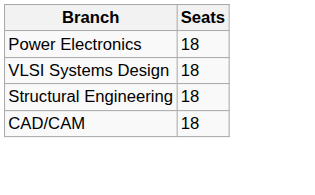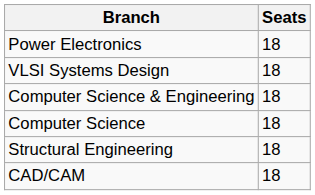+ row: (131, 96)
+ row: (77, 123)
